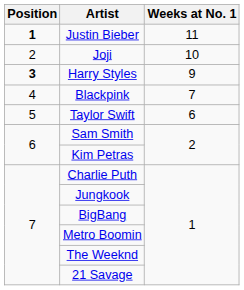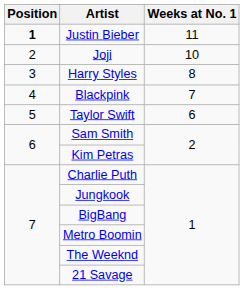(32, 74) bold -> (32, 74) normal
(192, 74) 9 -> (192, 74) 8
